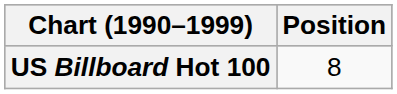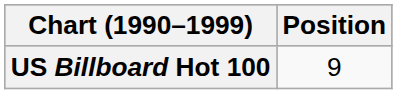(334, 66) 8 -> (334, 66) 9
